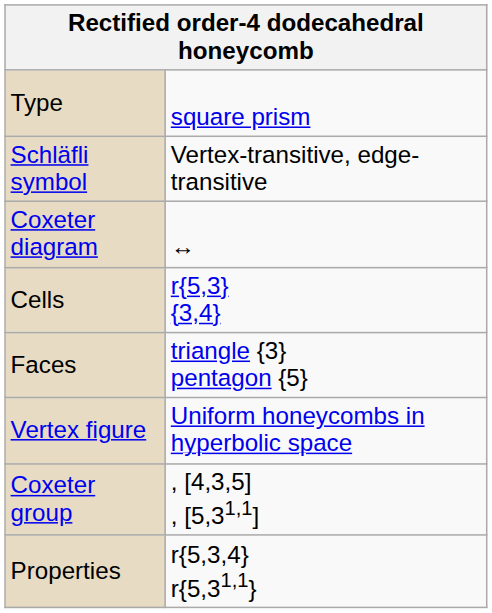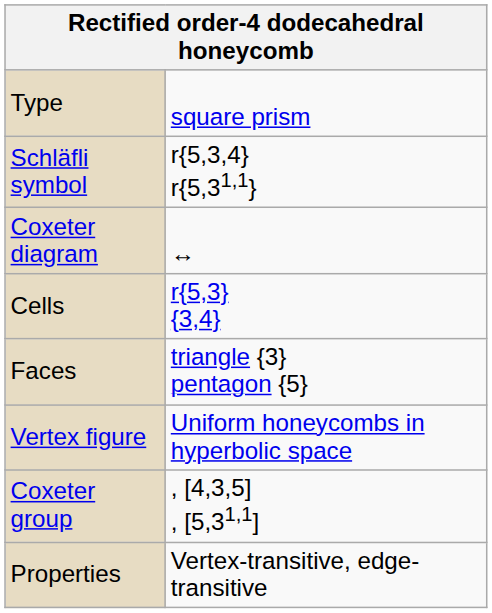(295, 168) Vertex-transitive, edge-transitive -> (214, 171) r{5,3,4} r{5,31,1}
(214, 571) r{5,3,4} r{5,31,1} -> (295, 574) Vertex-transitive, edge-transitive
